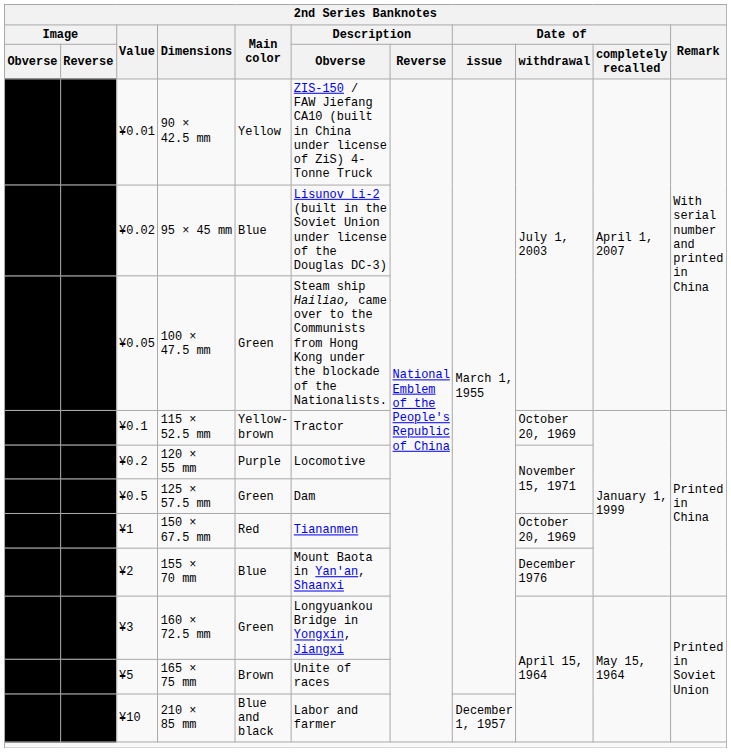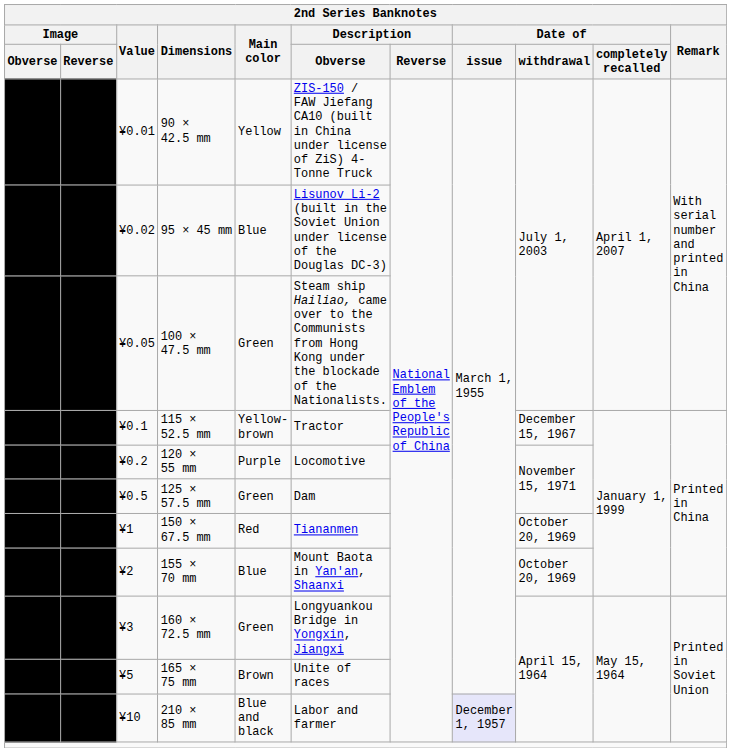(547, 427) October 20, 1969 -> (547, 427) December 15, 1967
(547, 572) December 1976 -> (547, 572) October 20, 1969
(484, 718) no background -> (484, 718) lavender background
